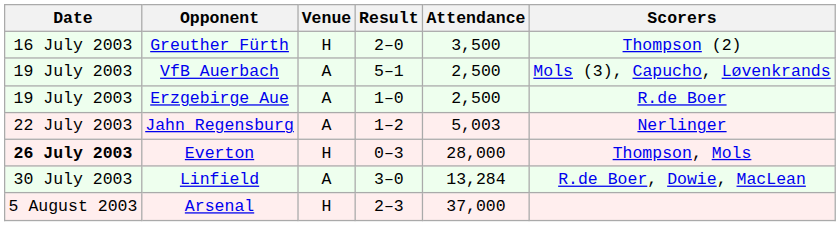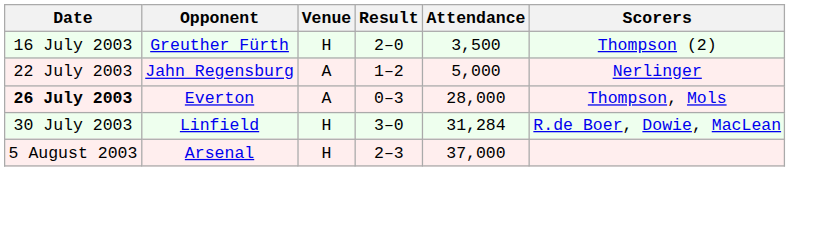- row: (220, 72)
- row: (220, 99)
(476, 126) 5,003 -> (476, 72) 5,000
(326, 153) H -> (326, 99) A
(326, 180) A -> (326, 126) H
(476, 180) 13,284 -> (476, 126) 31,284
